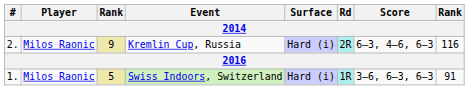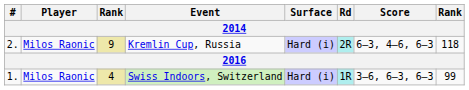(450, 45) 116 -> (450, 45) 118
(111, 77) 5 -> (111, 77) 4
(450, 77) 91 -> (450, 77) 99
